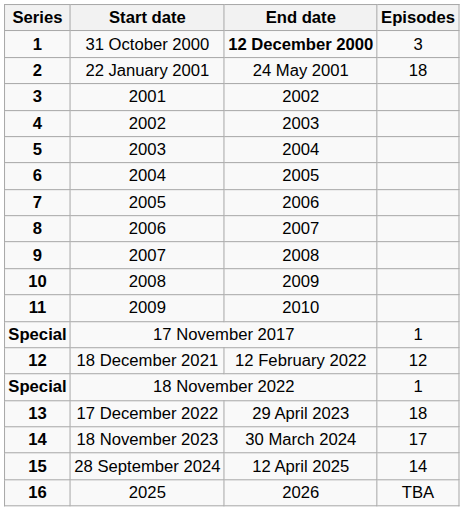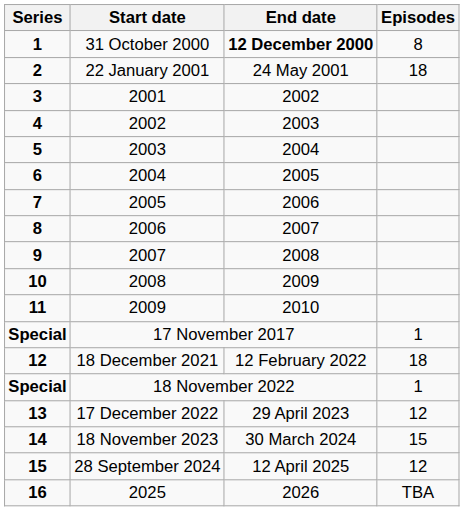(418, 44) 3 -> (418, 44) 8
(418, 360) 12 -> (418, 360) 18
(418, 413) 18 -> (418, 413) 12
(418, 439) 17 -> (418, 439) 15
(418, 466) 14 -> (418, 466) 12
